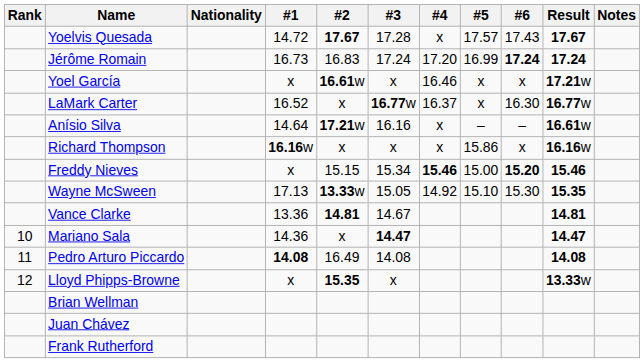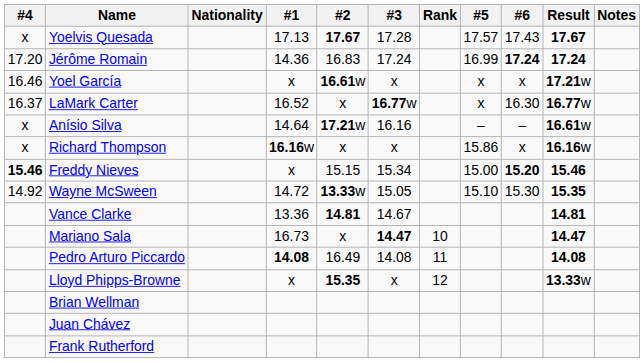columns swapped: (25, 15) <-> (440, 15)
(291, 37) 14.72 -> (292, 37) 17.13
(291, 59) 16.73 -> (292, 59) 14.36
(291, 192) 17.13 -> (292, 192) 14.72
(291, 236) 14.36 -> (292, 236) 16.73
